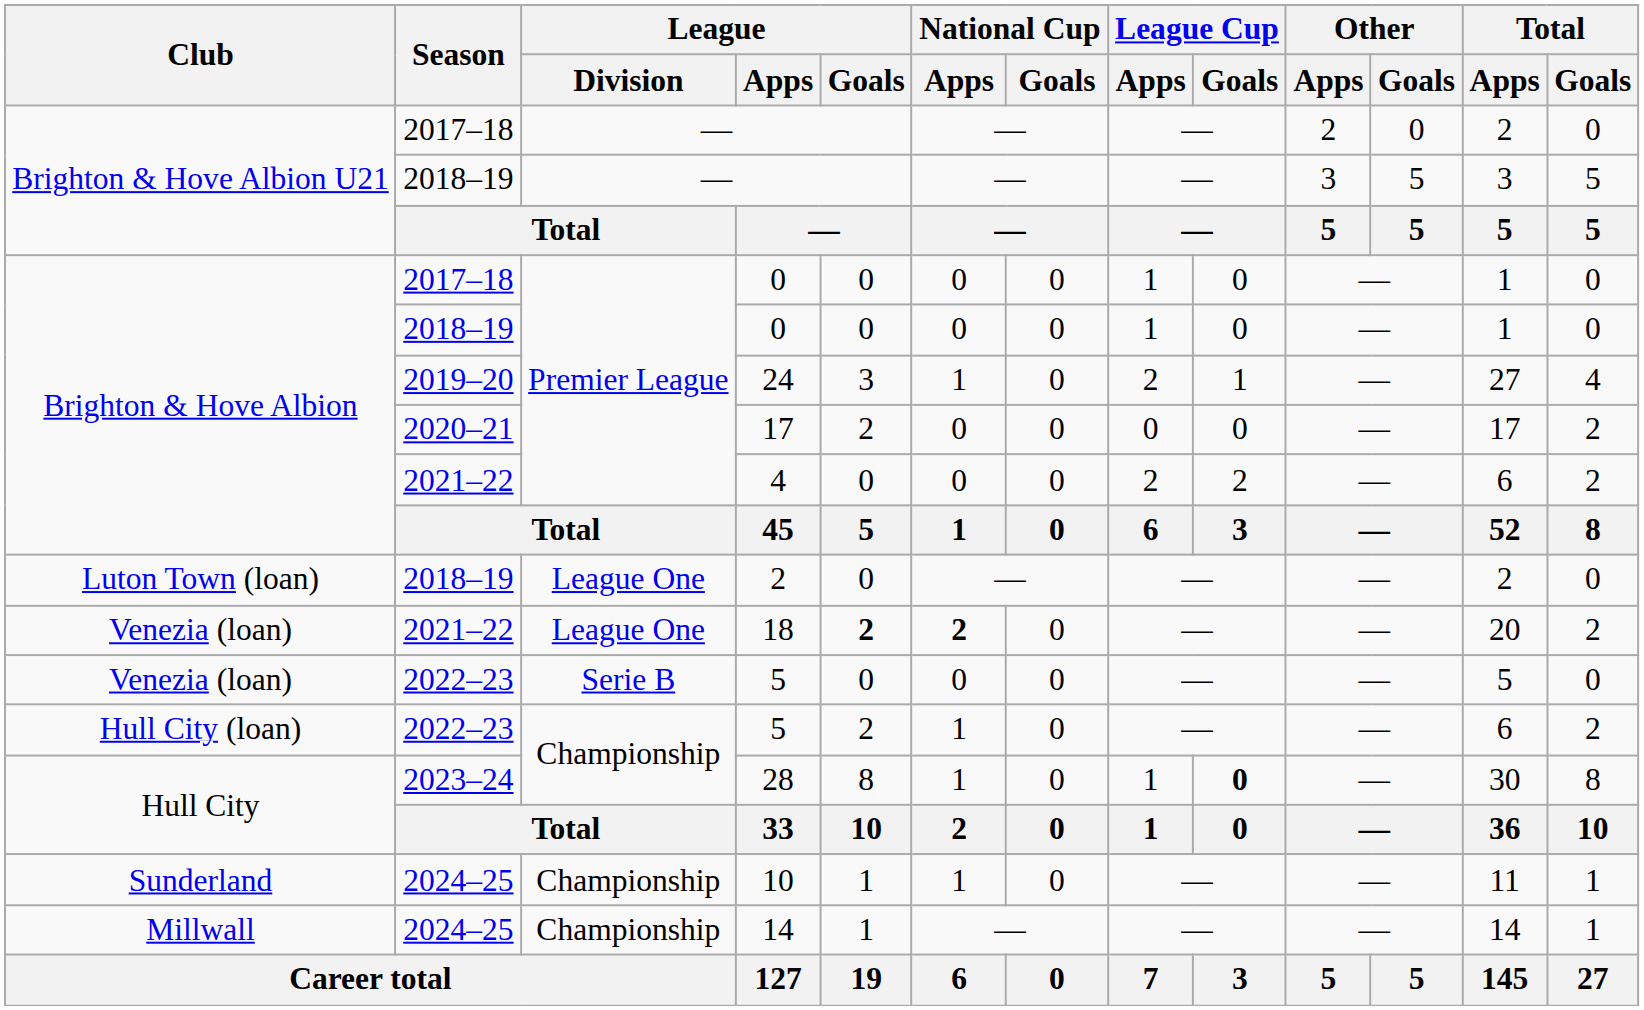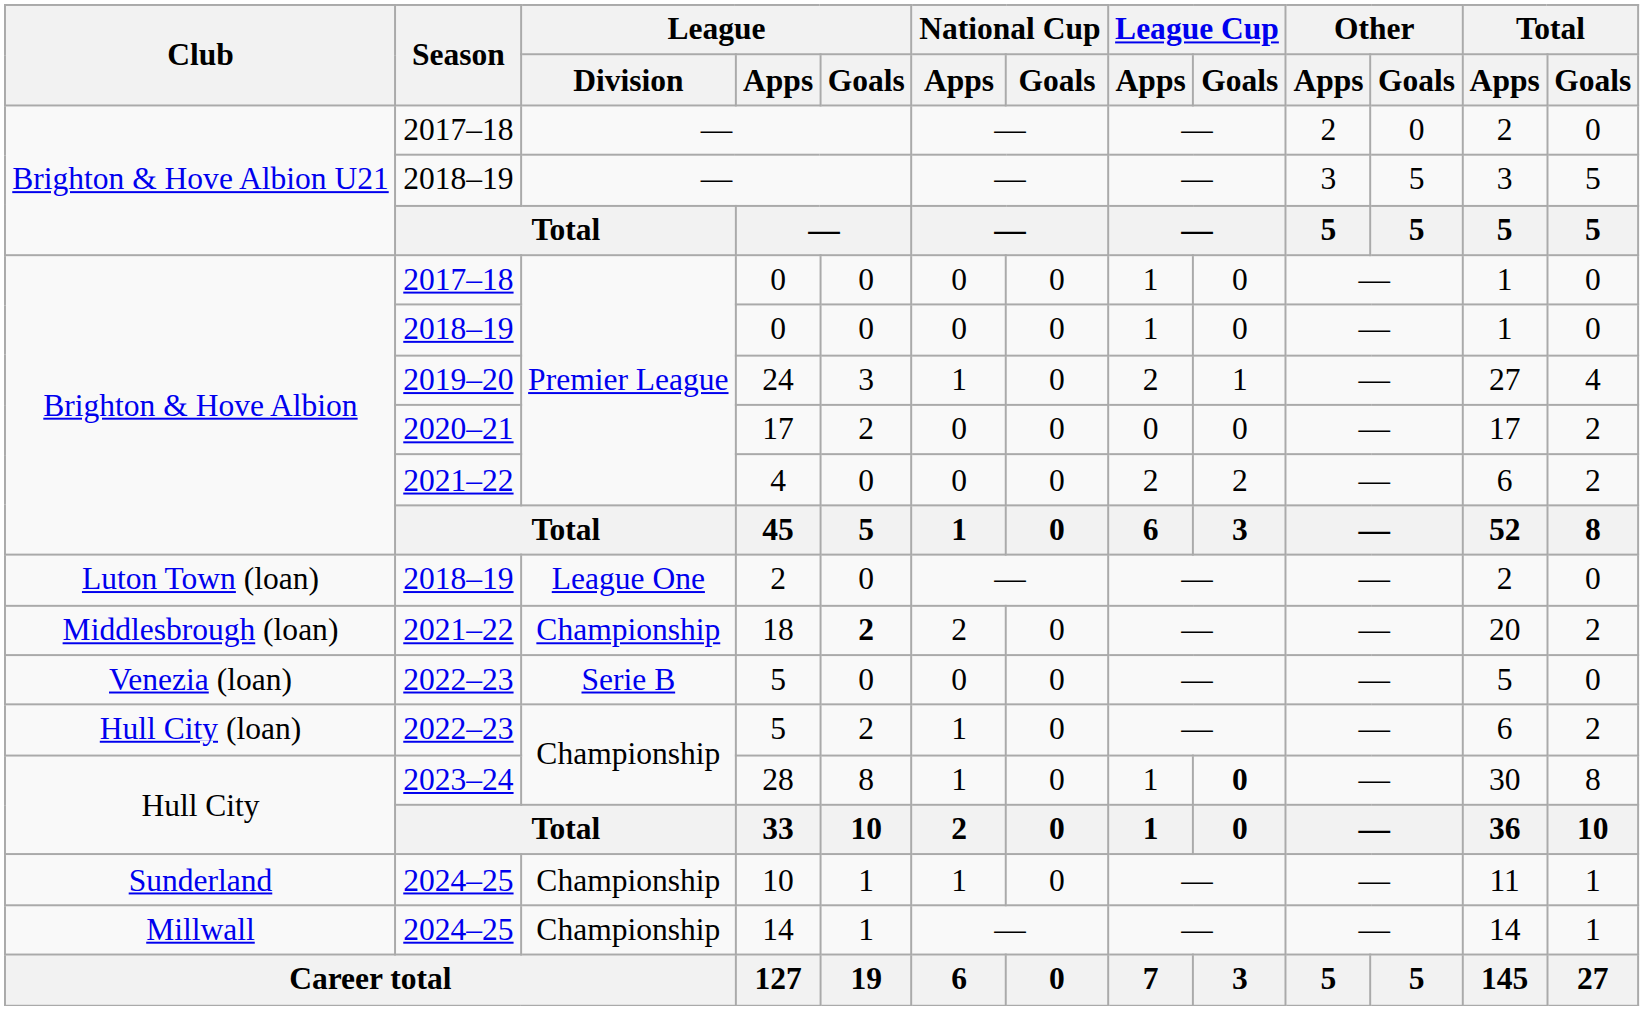(200, 629) Venezia (loan) -> (200, 629) Middlesbrough (loan)
(628, 629) League One -> (628, 629) Championship
(959, 629) bold -> (959, 629) normal
